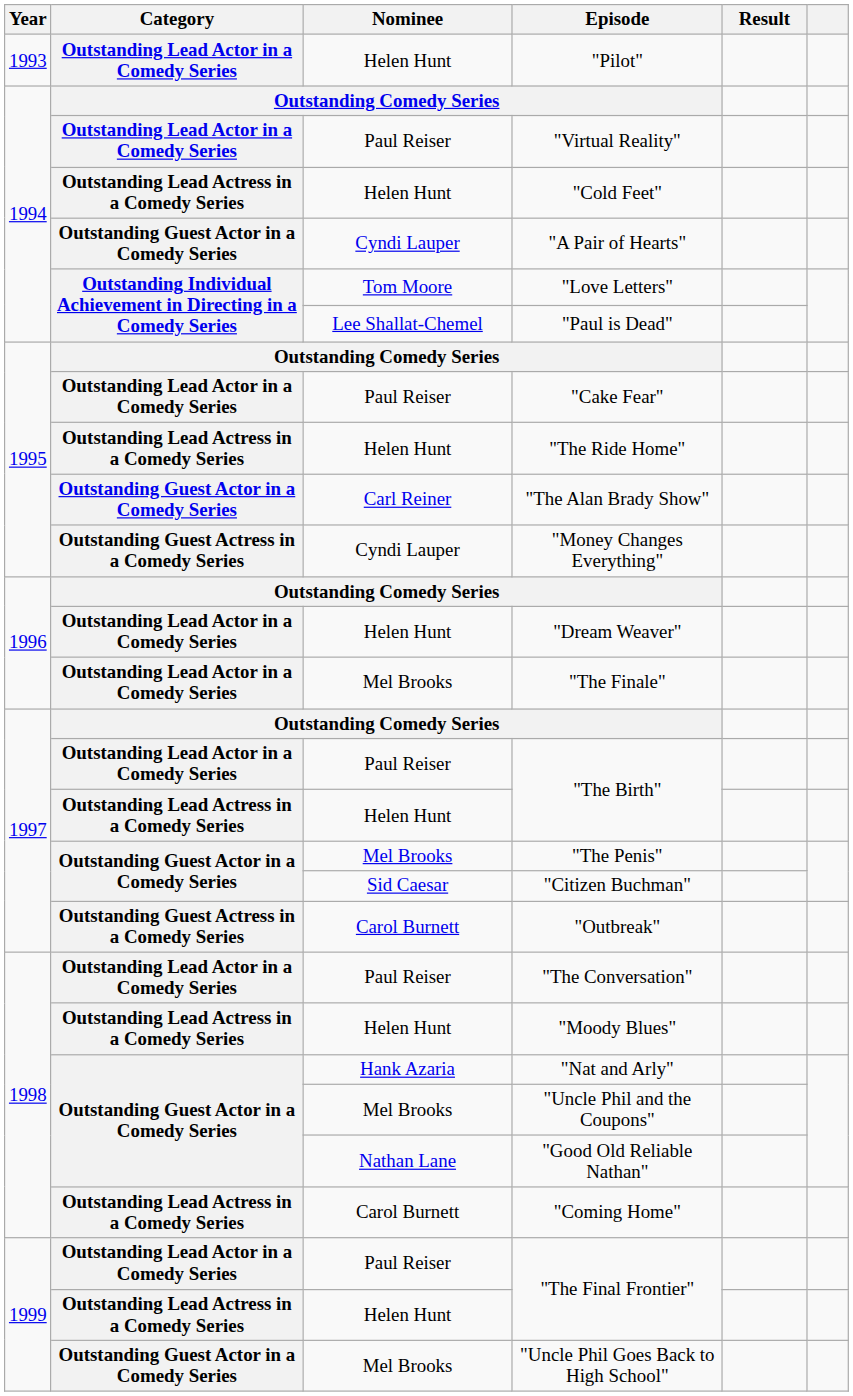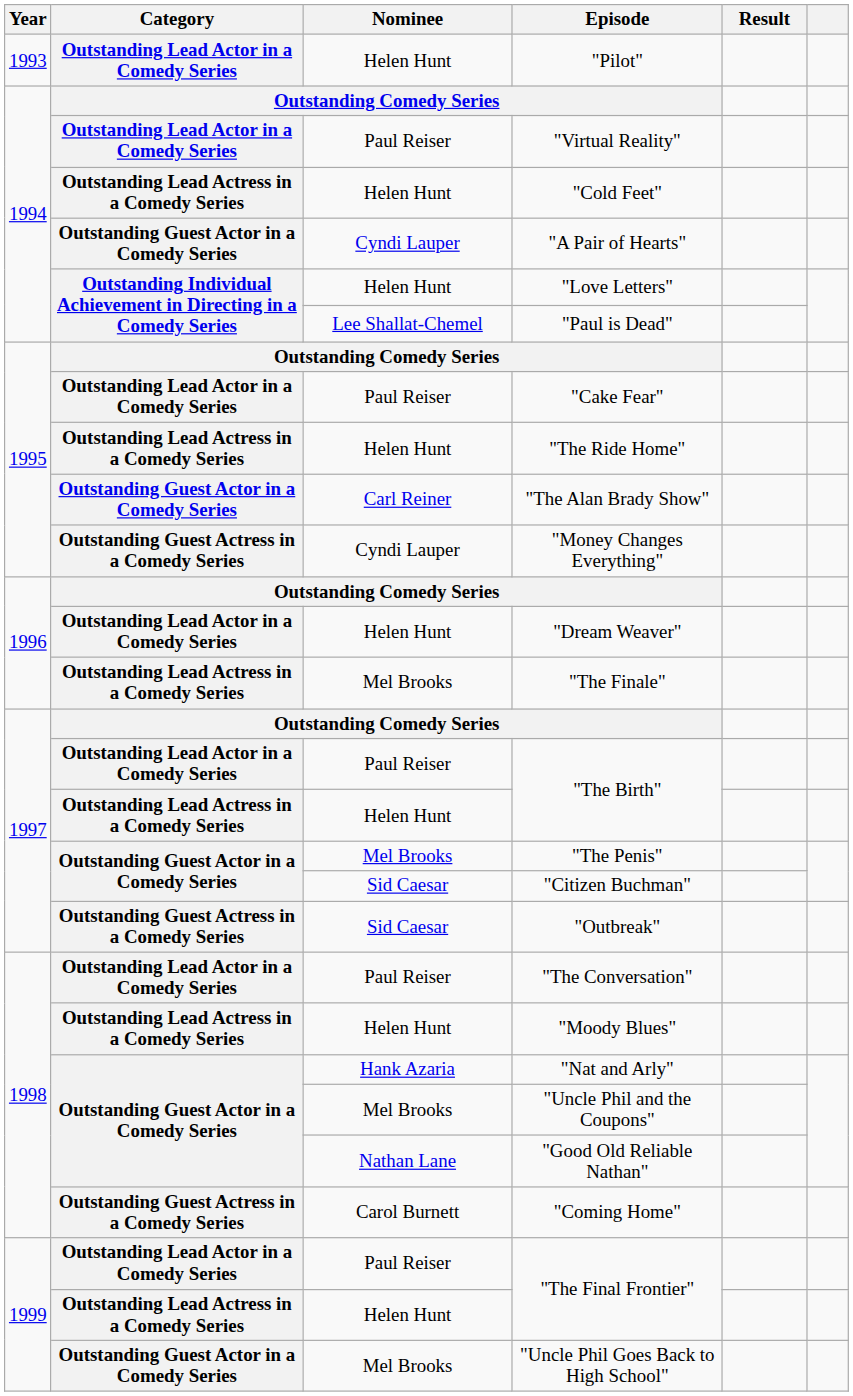(408, 287) Tom Moore -> (408, 287) Helen Hunt
(177, 682) Outstanding Lead Actor in a Comedy Series -> (177, 682) Outstanding Lead Actress in a Comedy Series
(408, 926) Carol Burnett -> (408, 926) Sid Caesar
(177, 1212) Outstanding Lead Actress in a Comedy Series -> (177, 1212) Outstanding Guest Actress in a Comedy Series
